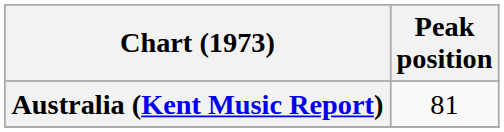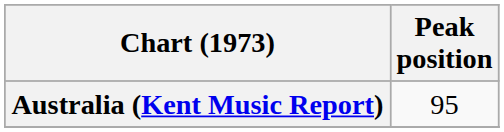(445, 103) 81 -> (445, 103) 95
